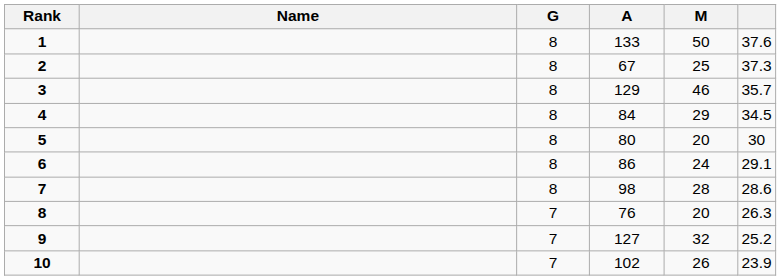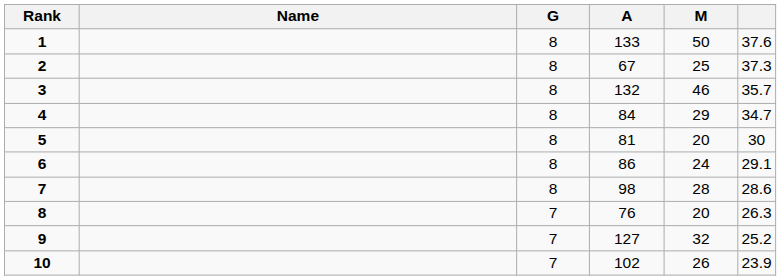(627, 90) 129 -> (627, 90) 132
(757, 115) 34.5 -> (757, 115) 34.7
(627, 139) 80 -> (627, 139) 81
